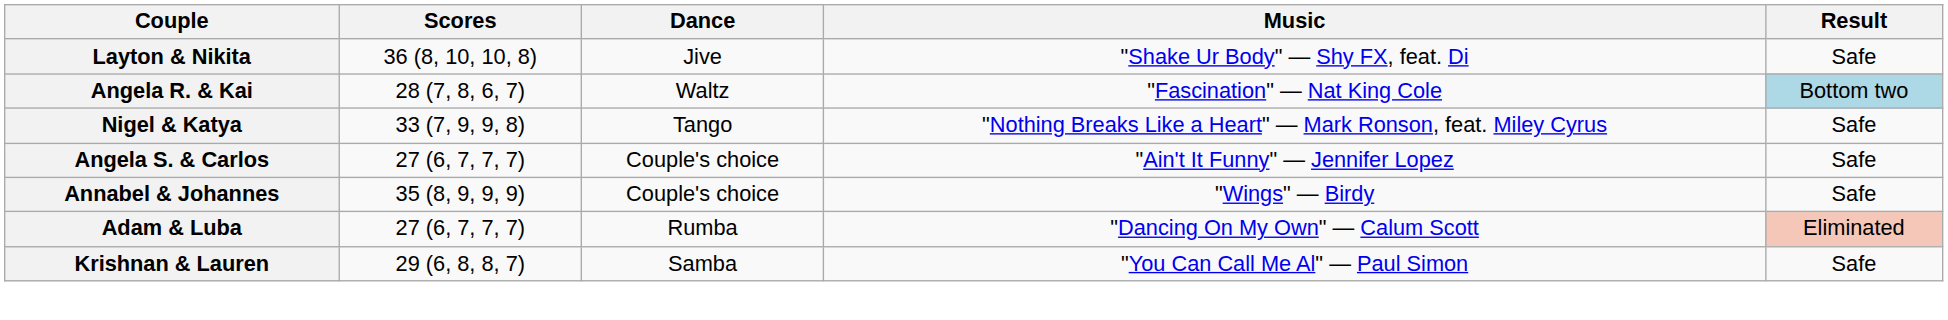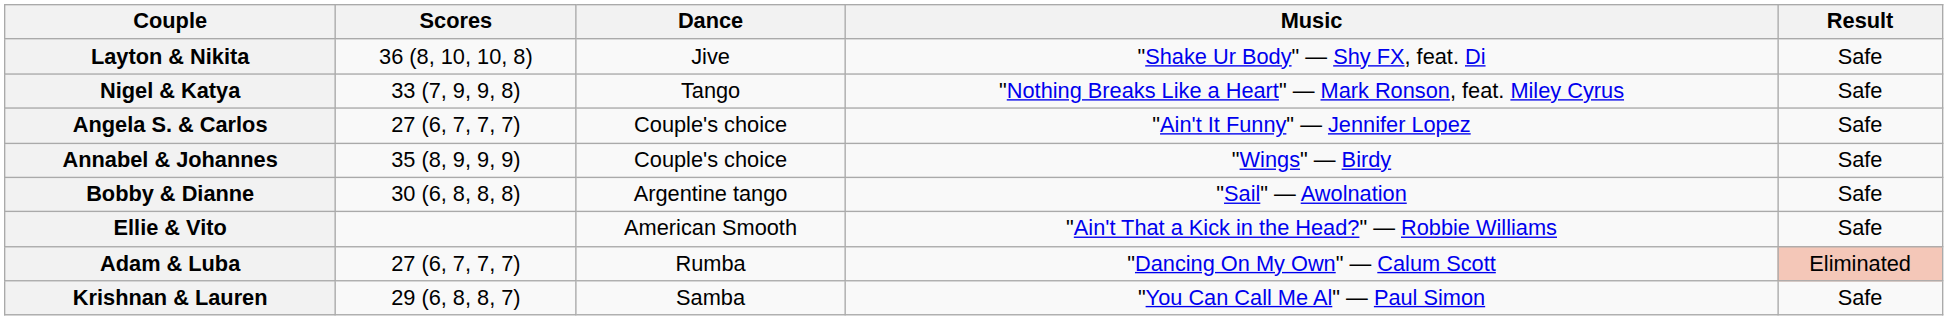- row: (172, 90)
+ row: (170, 194)
+ row: (170, 228)
